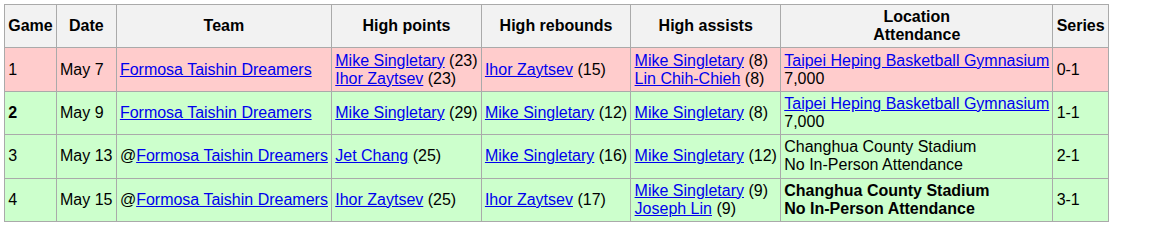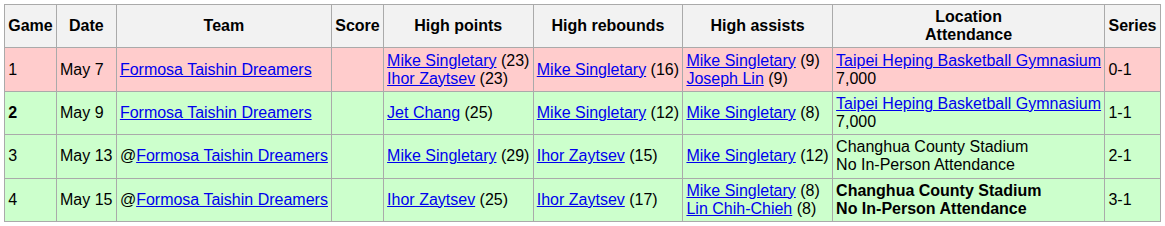+ column: (358, 26)
(545, 69) Ihor Zaytsev (15) -> (608, 69) Mike Singletary (16)
(701, 69) Mike Singletary (8) Lin Chih-Chieh (8) -> (753, 69) Mike Singletary (9) Joseph Lin (9)
(406, 112) Mike Singletary (29) -> (440, 112) Jet Chang (25)
(388, 156) Jet Chang (25) -> (458, 156) Mike Singletary (29)
(556, 156) Mike Singletary (16) -> (597, 156) Ihor Zaytsev (15)
(701, 199) Mike Singletary (9) Joseph Lin (9) -> (753, 199) Mike Singletary (8) Lin Chih-Chieh (8)
